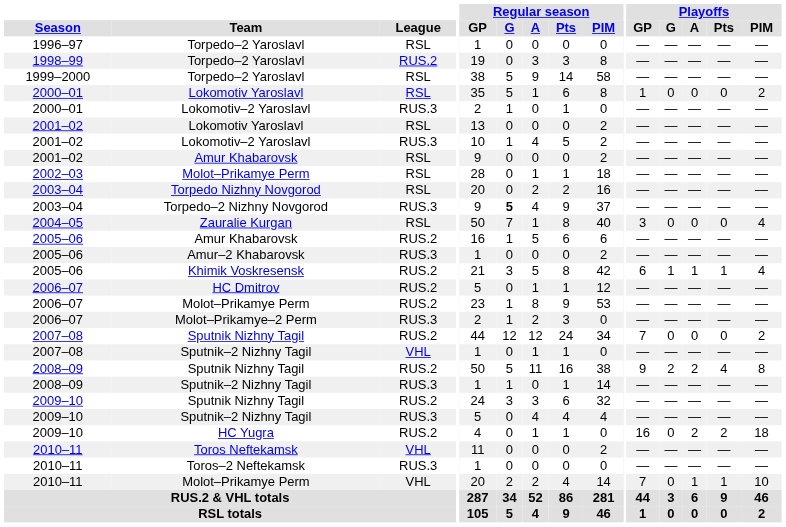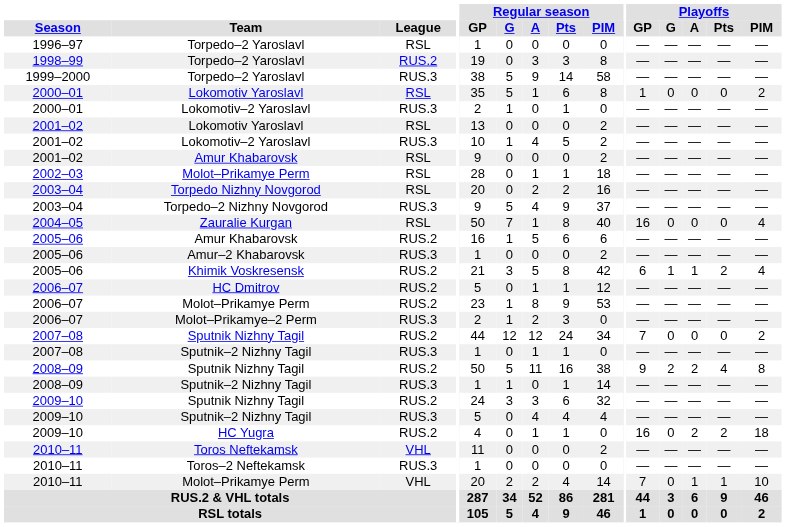(418, 76) RSL -> (418, 76) RUS.3
(509, 206) bold -> (509, 206) normal
(643, 222) 3 -> (643, 222) 16
(724, 271) 1 -> (724, 271) 2
(418, 352) VHL -> (418, 352) RUS.3
